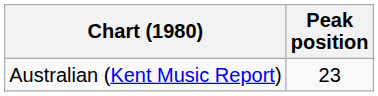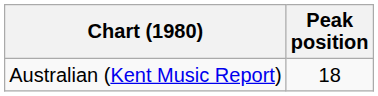(330, 74) 23 -> (330, 74) 18
